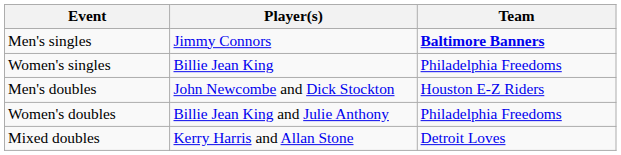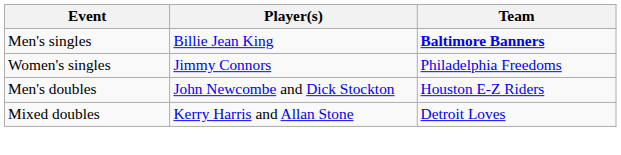(222, 41) Jimmy Connors -> (223, 41) Billie Jean King
(223, 65) Billie Jean King -> (222, 65) Jimmy Connors
- row: (62, 114)
